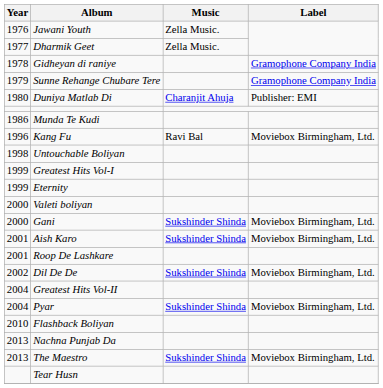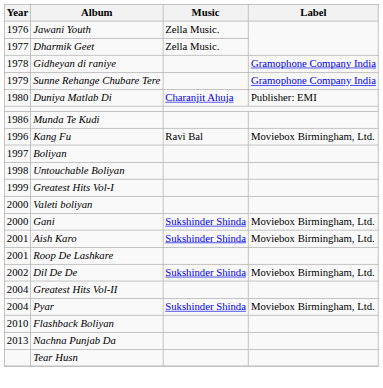+ row: (18, 153)
- row: (18, 187)
- row: (18, 357)
